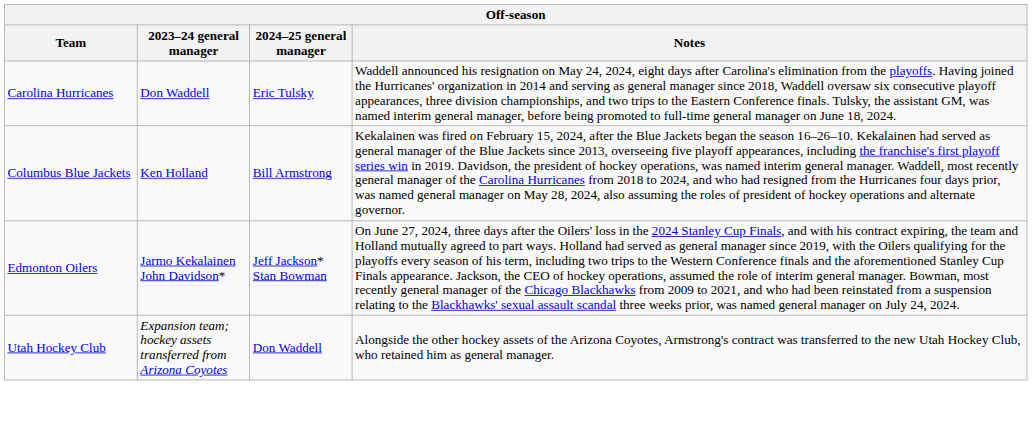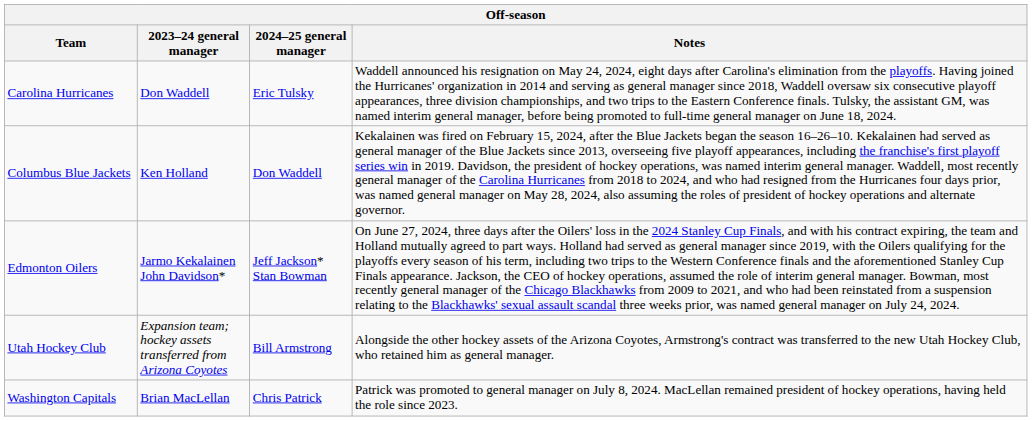(292, 173) Bill Armstrong -> (287, 173) Don Waddell
(287, 347) Don Waddell -> (292, 347) Bill Armstrong
+ row: (62, 398)
